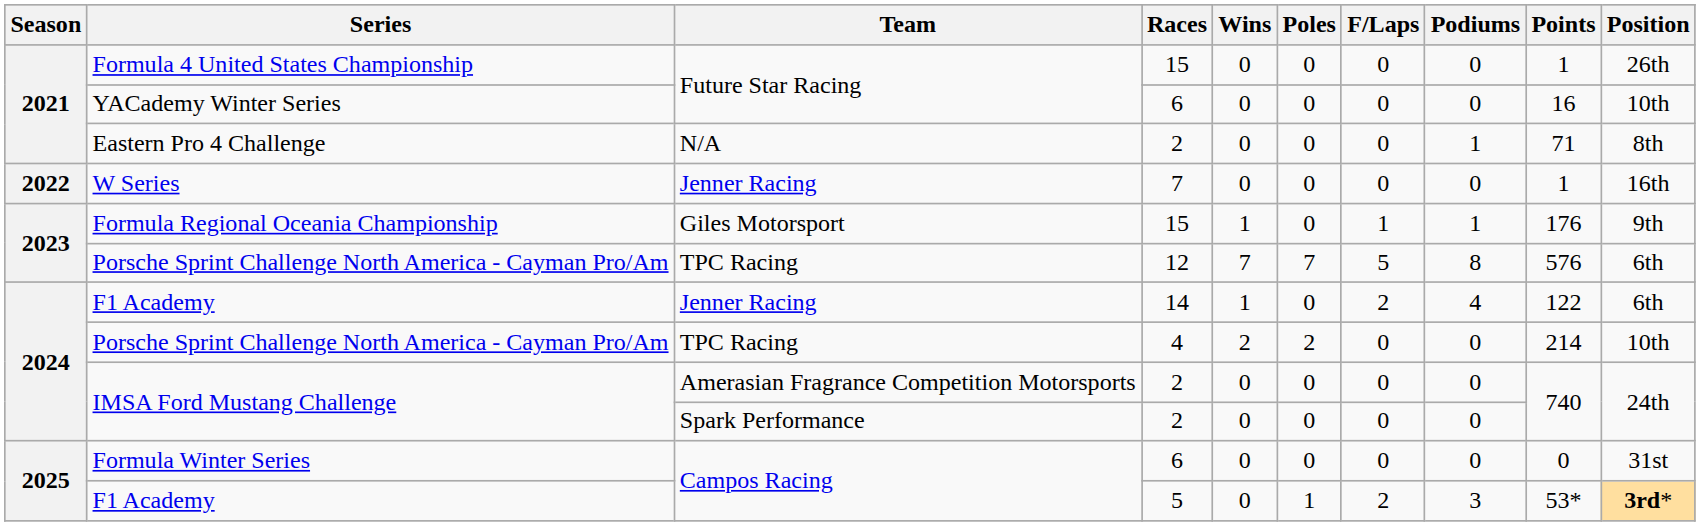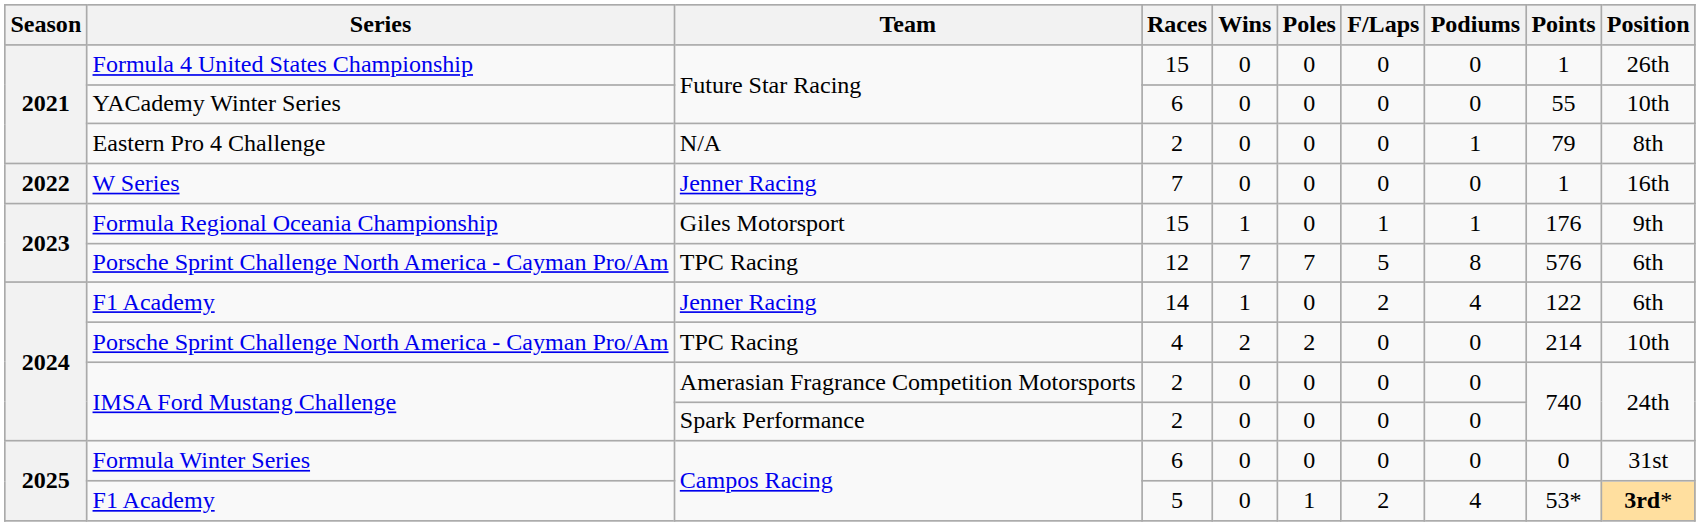(1563, 104) 16 -> (1563, 104) 55
(1563, 143) 71 -> (1563, 143) 79
(1475, 500) 3 -> (1475, 500) 4
